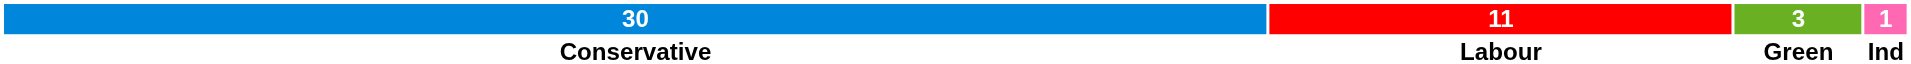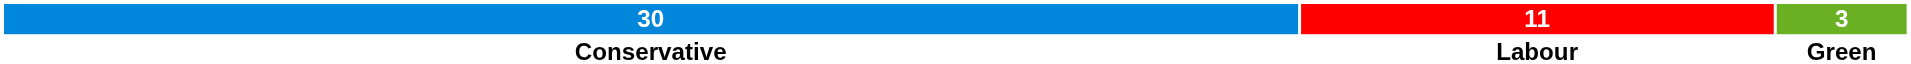- column: (1886, 18)
